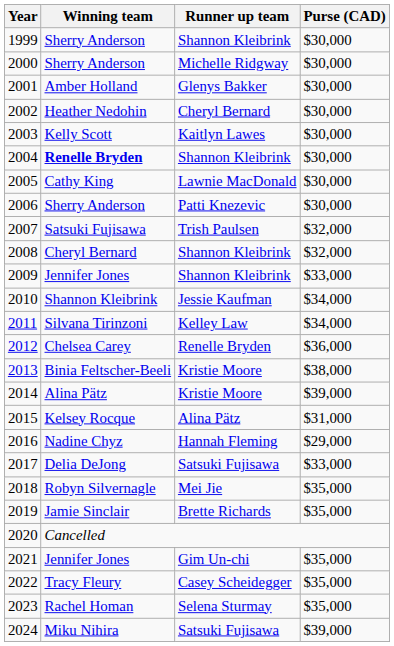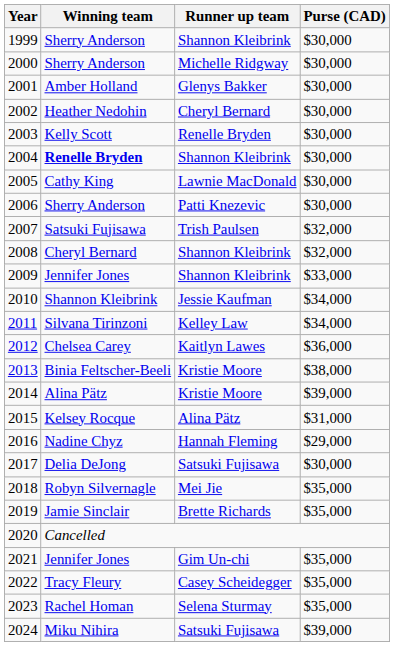(222, 134) Kaitlyn Lawes -> (224, 134) Renelle Bryden
(224, 346) Renelle Bryden -> (222, 346) Kaitlyn Lawes
(328, 464) $33,000 -> (328, 464) $30,000
